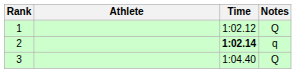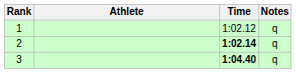(275, 28) Q -> (275, 28) q
(239, 60) normal -> (239, 60) bold
(275, 60) Q -> (275, 60) q
